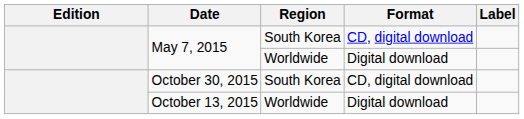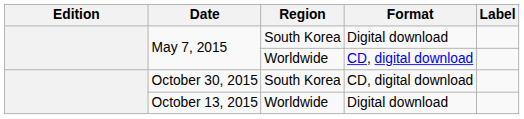(410, 37) CD, digital download -> (398, 37) Digital download
(398, 59) Digital download -> (410, 59) CD, digital download
